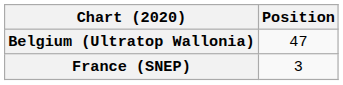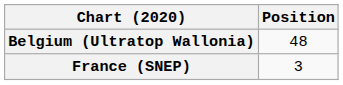(298, 42) 47 -> (298, 42) 48
